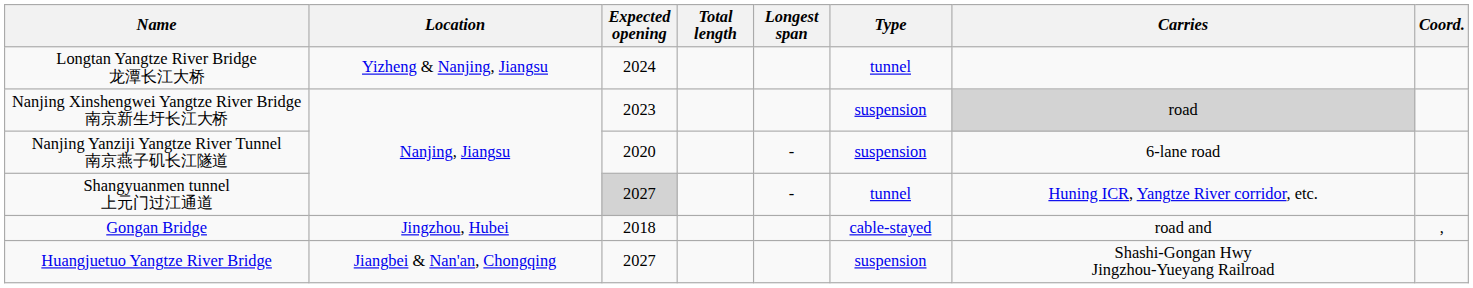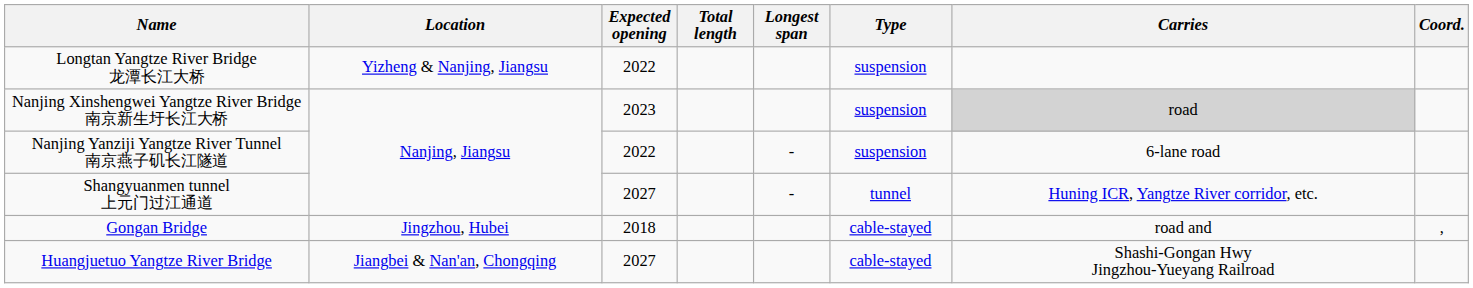(639, 68) 2024 -> (639, 68) 2022
(890, 68) tunnel -> (890, 68) suspension
(639, 152) 2020 -> (639, 152) 2022
(639, 194) lightgrey background -> (639, 194) no background
(890, 261) suspension -> (890, 261) cable-stayed
